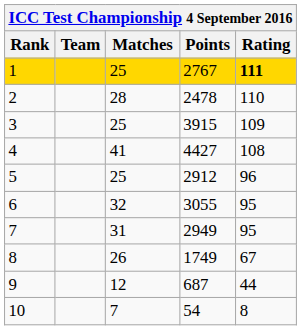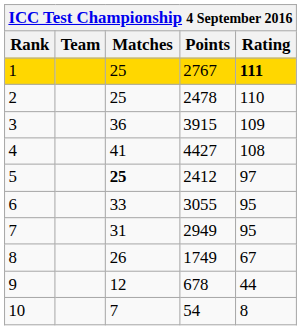(118, 97) 28 -> (118, 97) 25
(118, 124) 25 -> (118, 124) 36
(118, 177) normal -> (118, 177) bold
(200, 177) 2912 -> (200, 177) 2412
(248, 177) 96 -> (248, 177) 97
(118, 204) 32 -> (118, 204) 33
(196, 284) 687 -> (196, 284) 678
